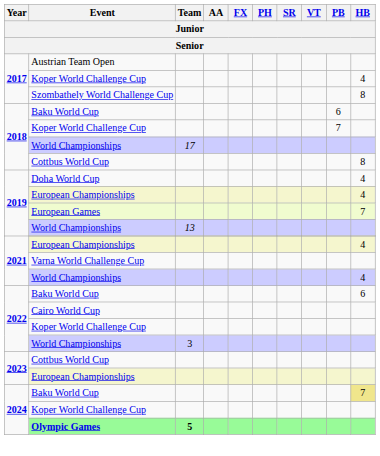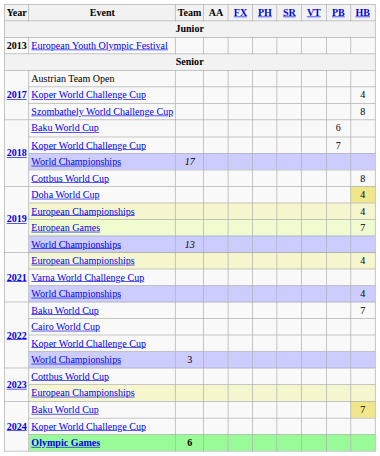+ row: (17, 46)
(363, 178) no background -> (363, 194) khaki background
(363, 294) 6 -> (363, 310) 7
(190, 426) 5 -> (190, 443) 6
